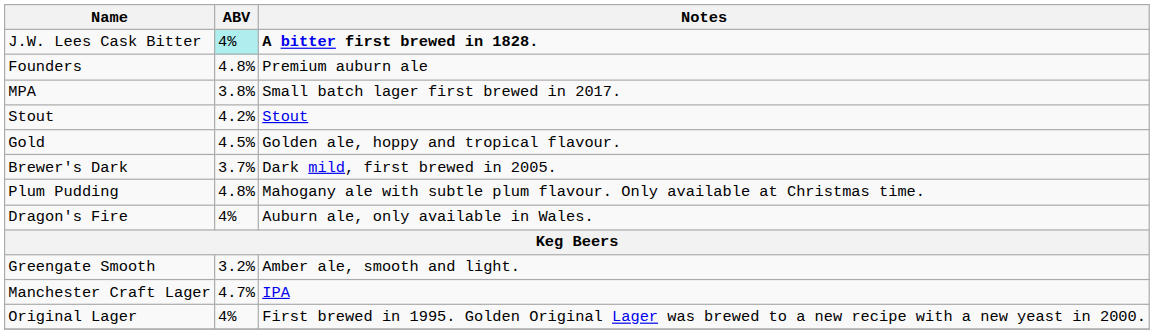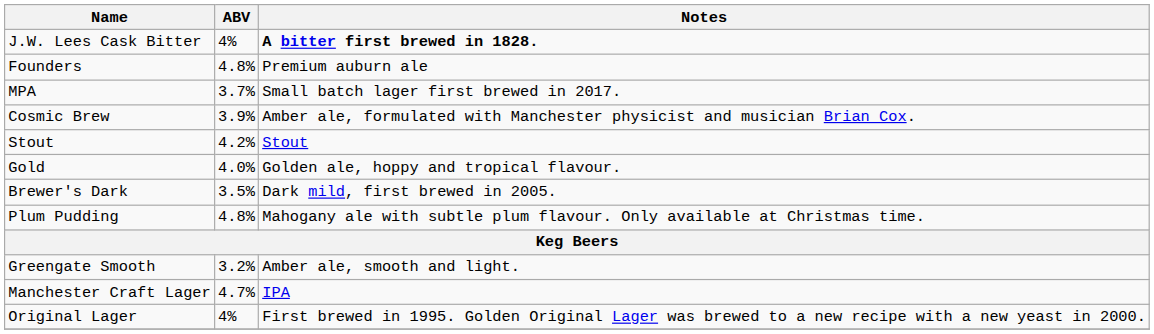(227, 42) paleturquoise background -> (227, 42) no background
(236, 92) 3.8% -> (236, 92) 3.7%
+ row: (59, 117)
(236, 142) 4.5% -> (236, 167) 4.0%
(236, 167) 3.7% -> (236, 192) 3.5%
- row: (68, 217)
